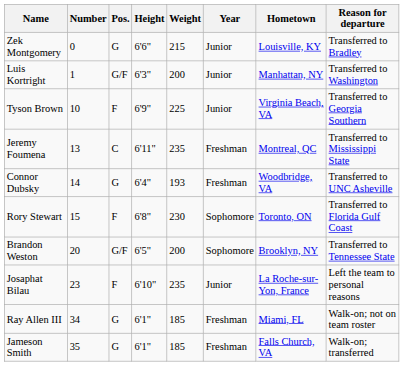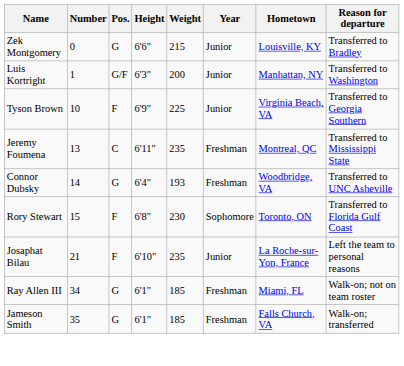- row: (25, 251)
(75, 285) 23 -> (75, 256) 21
